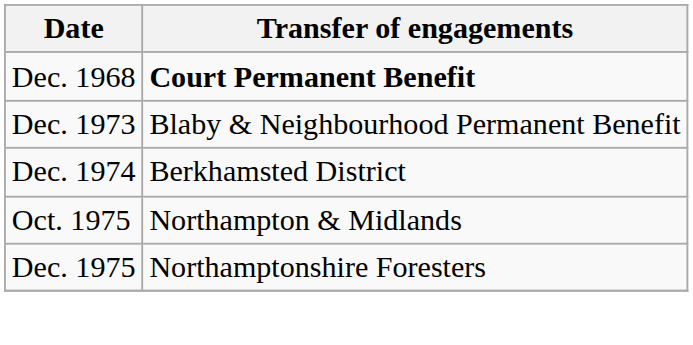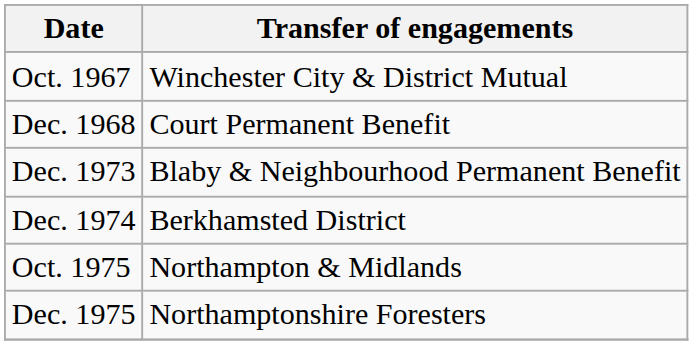+ row: (71, 76)
(312, 76) bold -> (300, 123) normal
